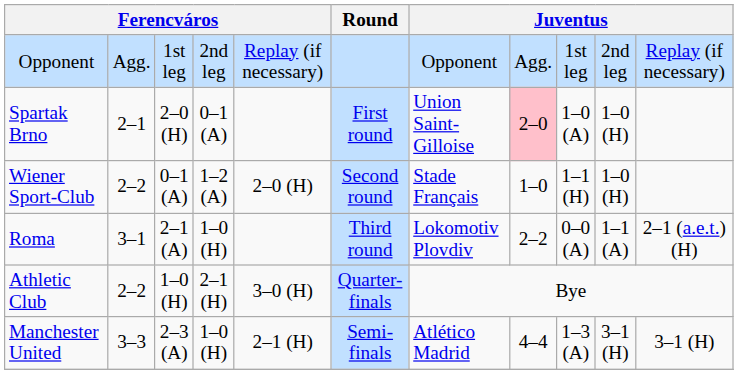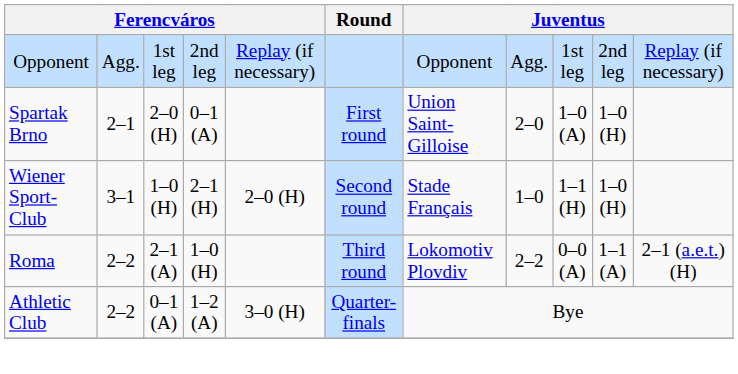(533, 123) pink background -> (529, 123) no background
(132, 186) 2–2 -> (121, 197) 3–1
(174, 186) 0–1 (A) -> (164, 197) 1–0 (H)
(214, 186) 1–2 (A) -> (204, 197) 2–1 (H)
(132, 238) 3–1 -> (121, 260) 2–2
(174, 290) 1–0 (H) -> (164, 312) 0–1 (A)
(214, 290) 2–1 (H) -> (204, 312) 1–2 (A)
- row: (54, 342)
